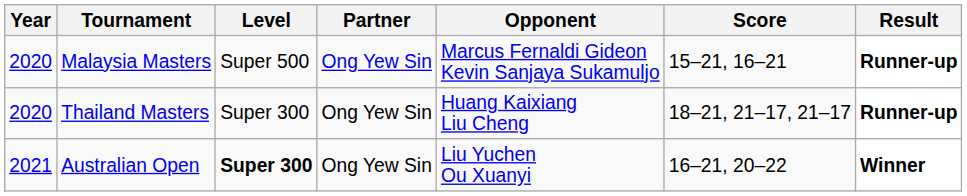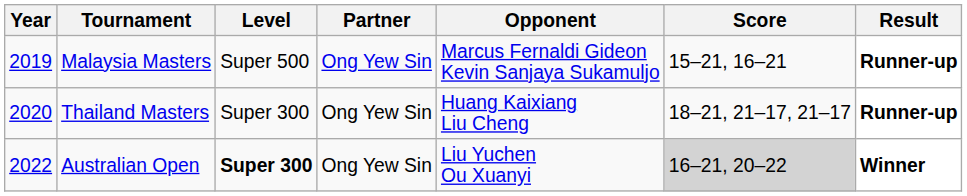(31, 62) 2020 -> (31, 62) 2019
(31, 165) 2021 -> (31, 165) 2022
(728, 165) no background -> (728, 165) lightgrey background
